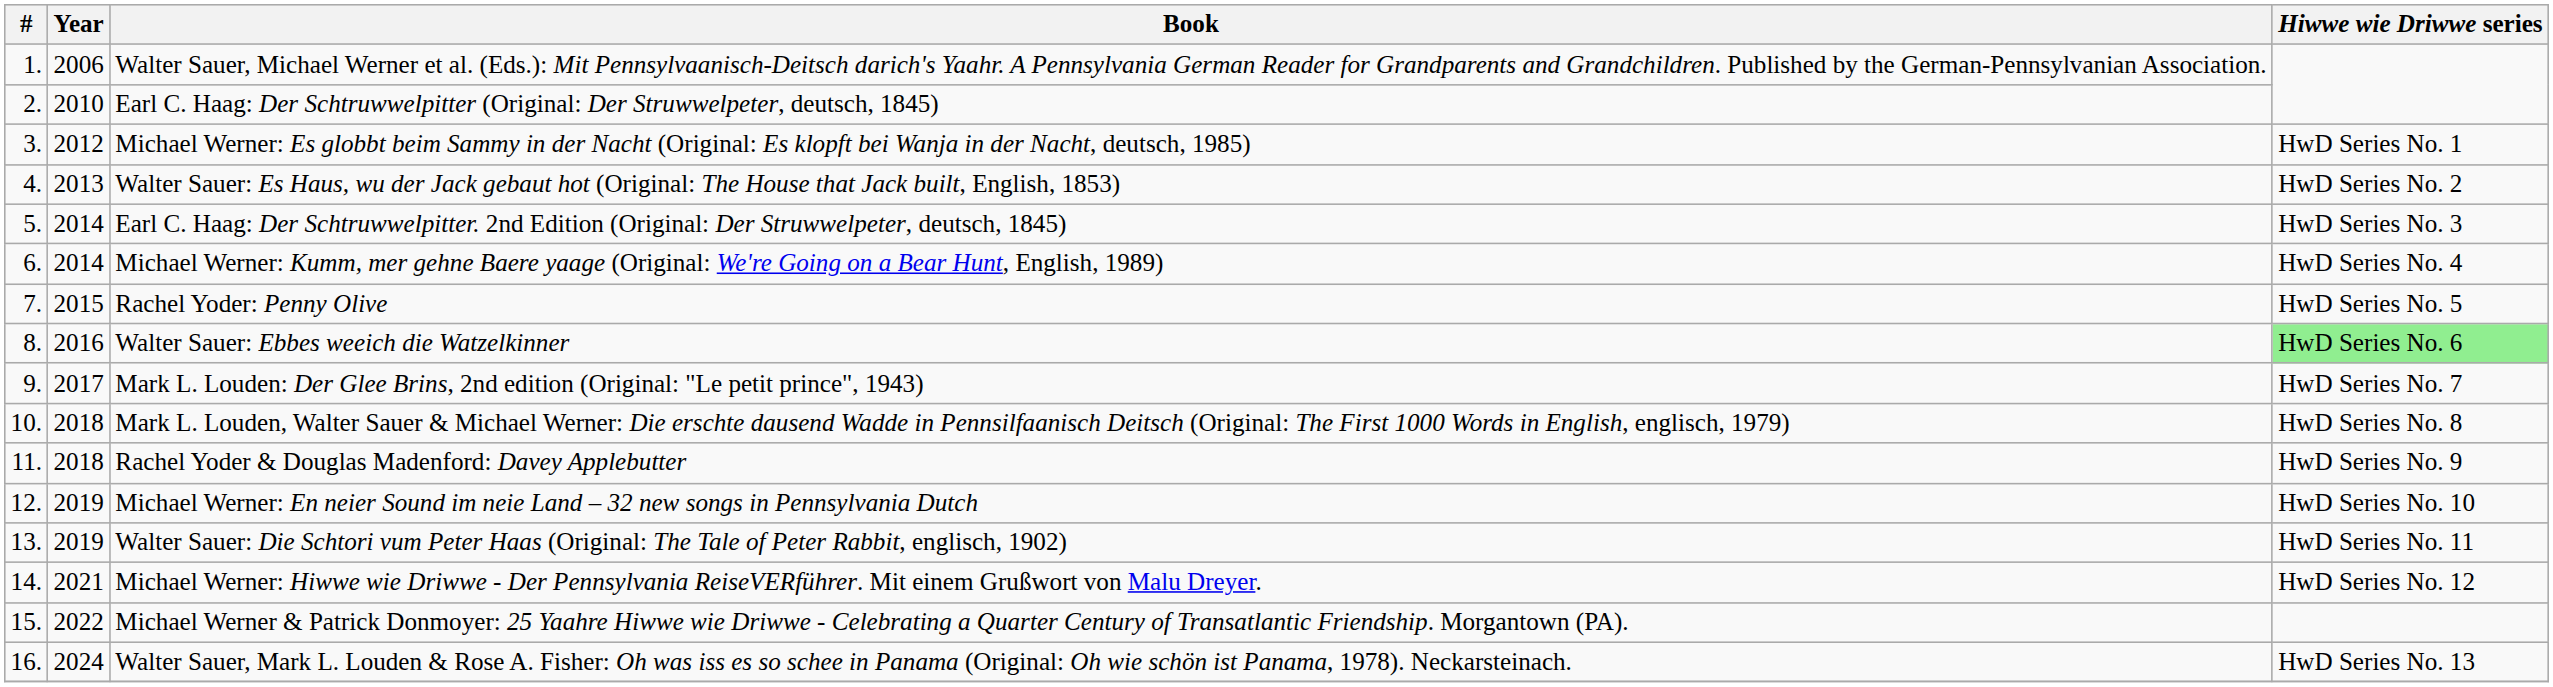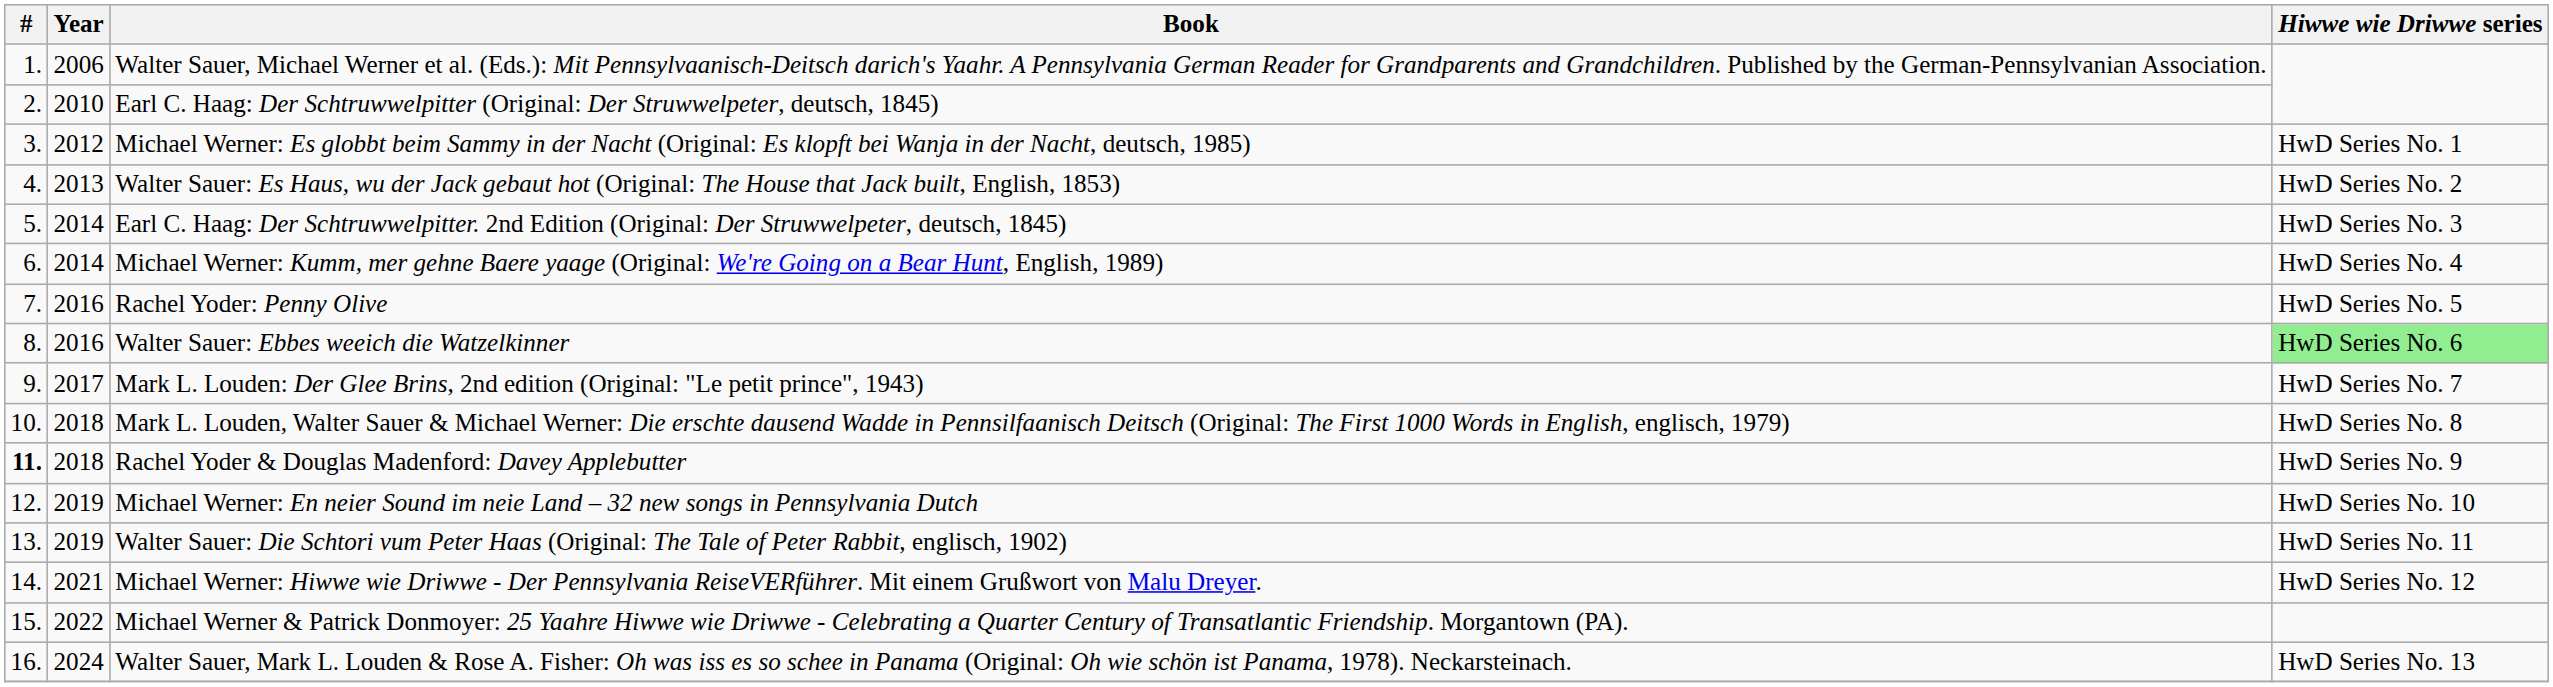(79, 303) 2015 -> (79, 303) 2016
(27, 462) normal -> (27, 462) bold
